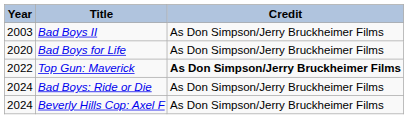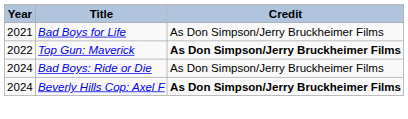- row: (68, 32)
(20, 50) 2020 -> (20, 32) 2021
(277, 105) normal -> (286, 87) bold
